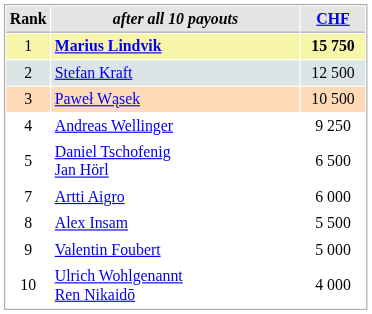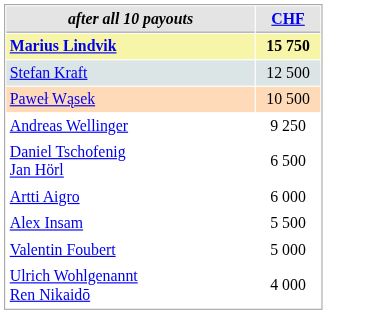- column: (28, 18)
